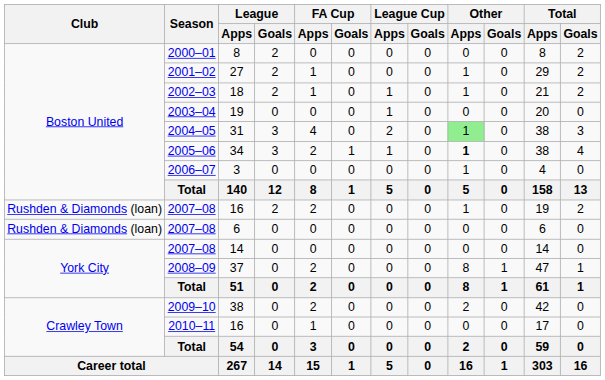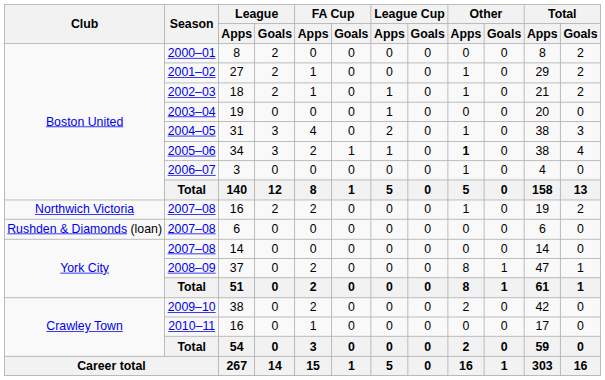(466, 131) lightgreen background -> (466, 131) no background
(85, 209) Rushden & Diamonds (loan) -> (85, 209) Northwich Victoria
